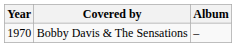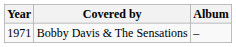(19, 33) 1970 -> (19, 33) 1971
